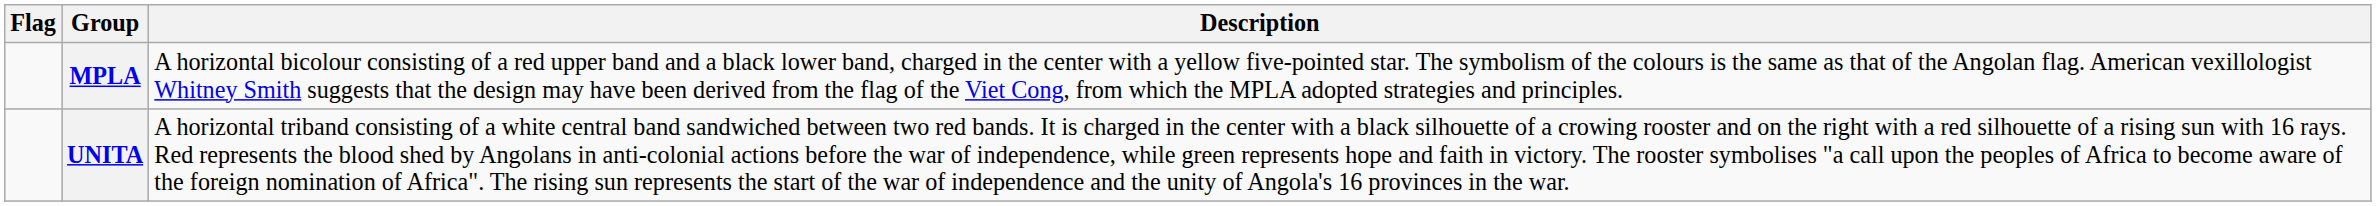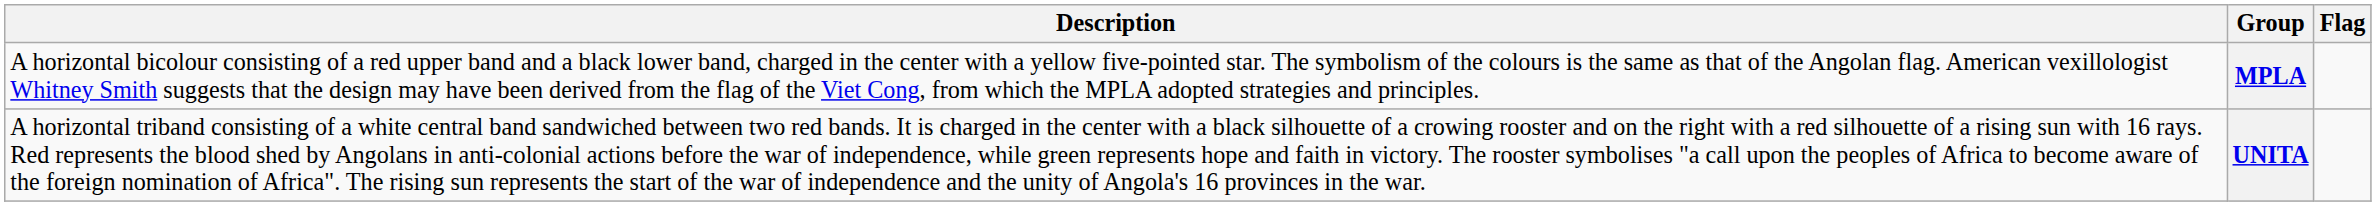columns swapped: (33, 23) <-> (1260, 23)
